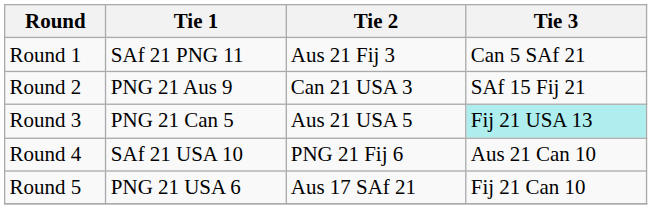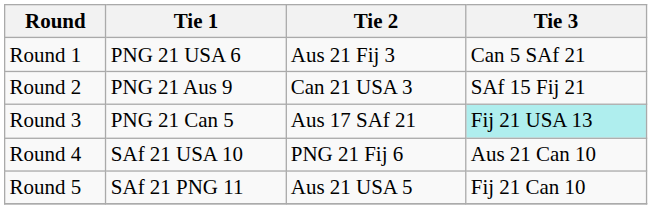(177, 54) SAf 21 PNG 11 -> (176, 54) PNG 21 USA 6
(352, 120) Aus 21 USA 5 -> (353, 120) Aus 17 SAf 21
(176, 187) PNG 21 USA 6 -> (177, 187) SAf 21 PNG 11
(353, 187) Aus 17 SAf 21 -> (352, 187) Aus 21 USA 5
